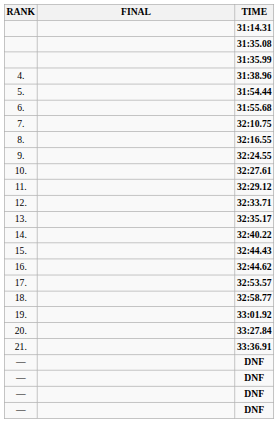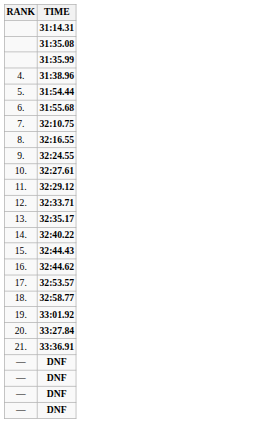- column: (136, 12)
